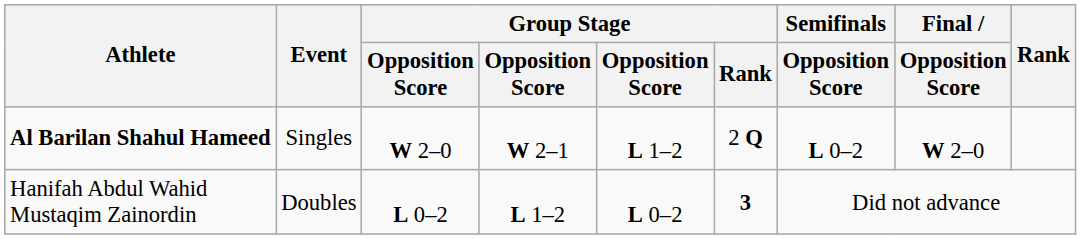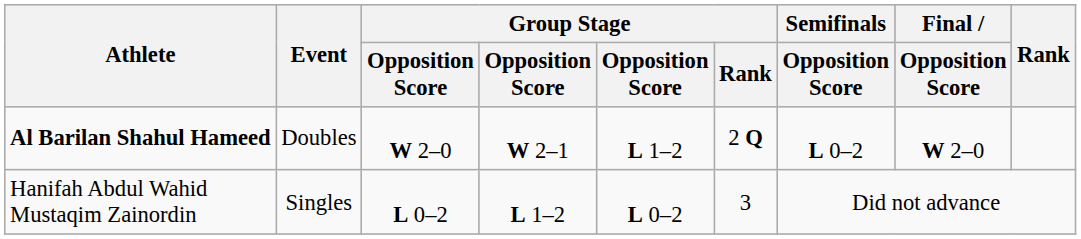(319, 138) Singles -> (319, 138) Doubles
(319, 202) Doubles -> (319, 202) Singles
(745, 202) bold -> (745, 202) normal
